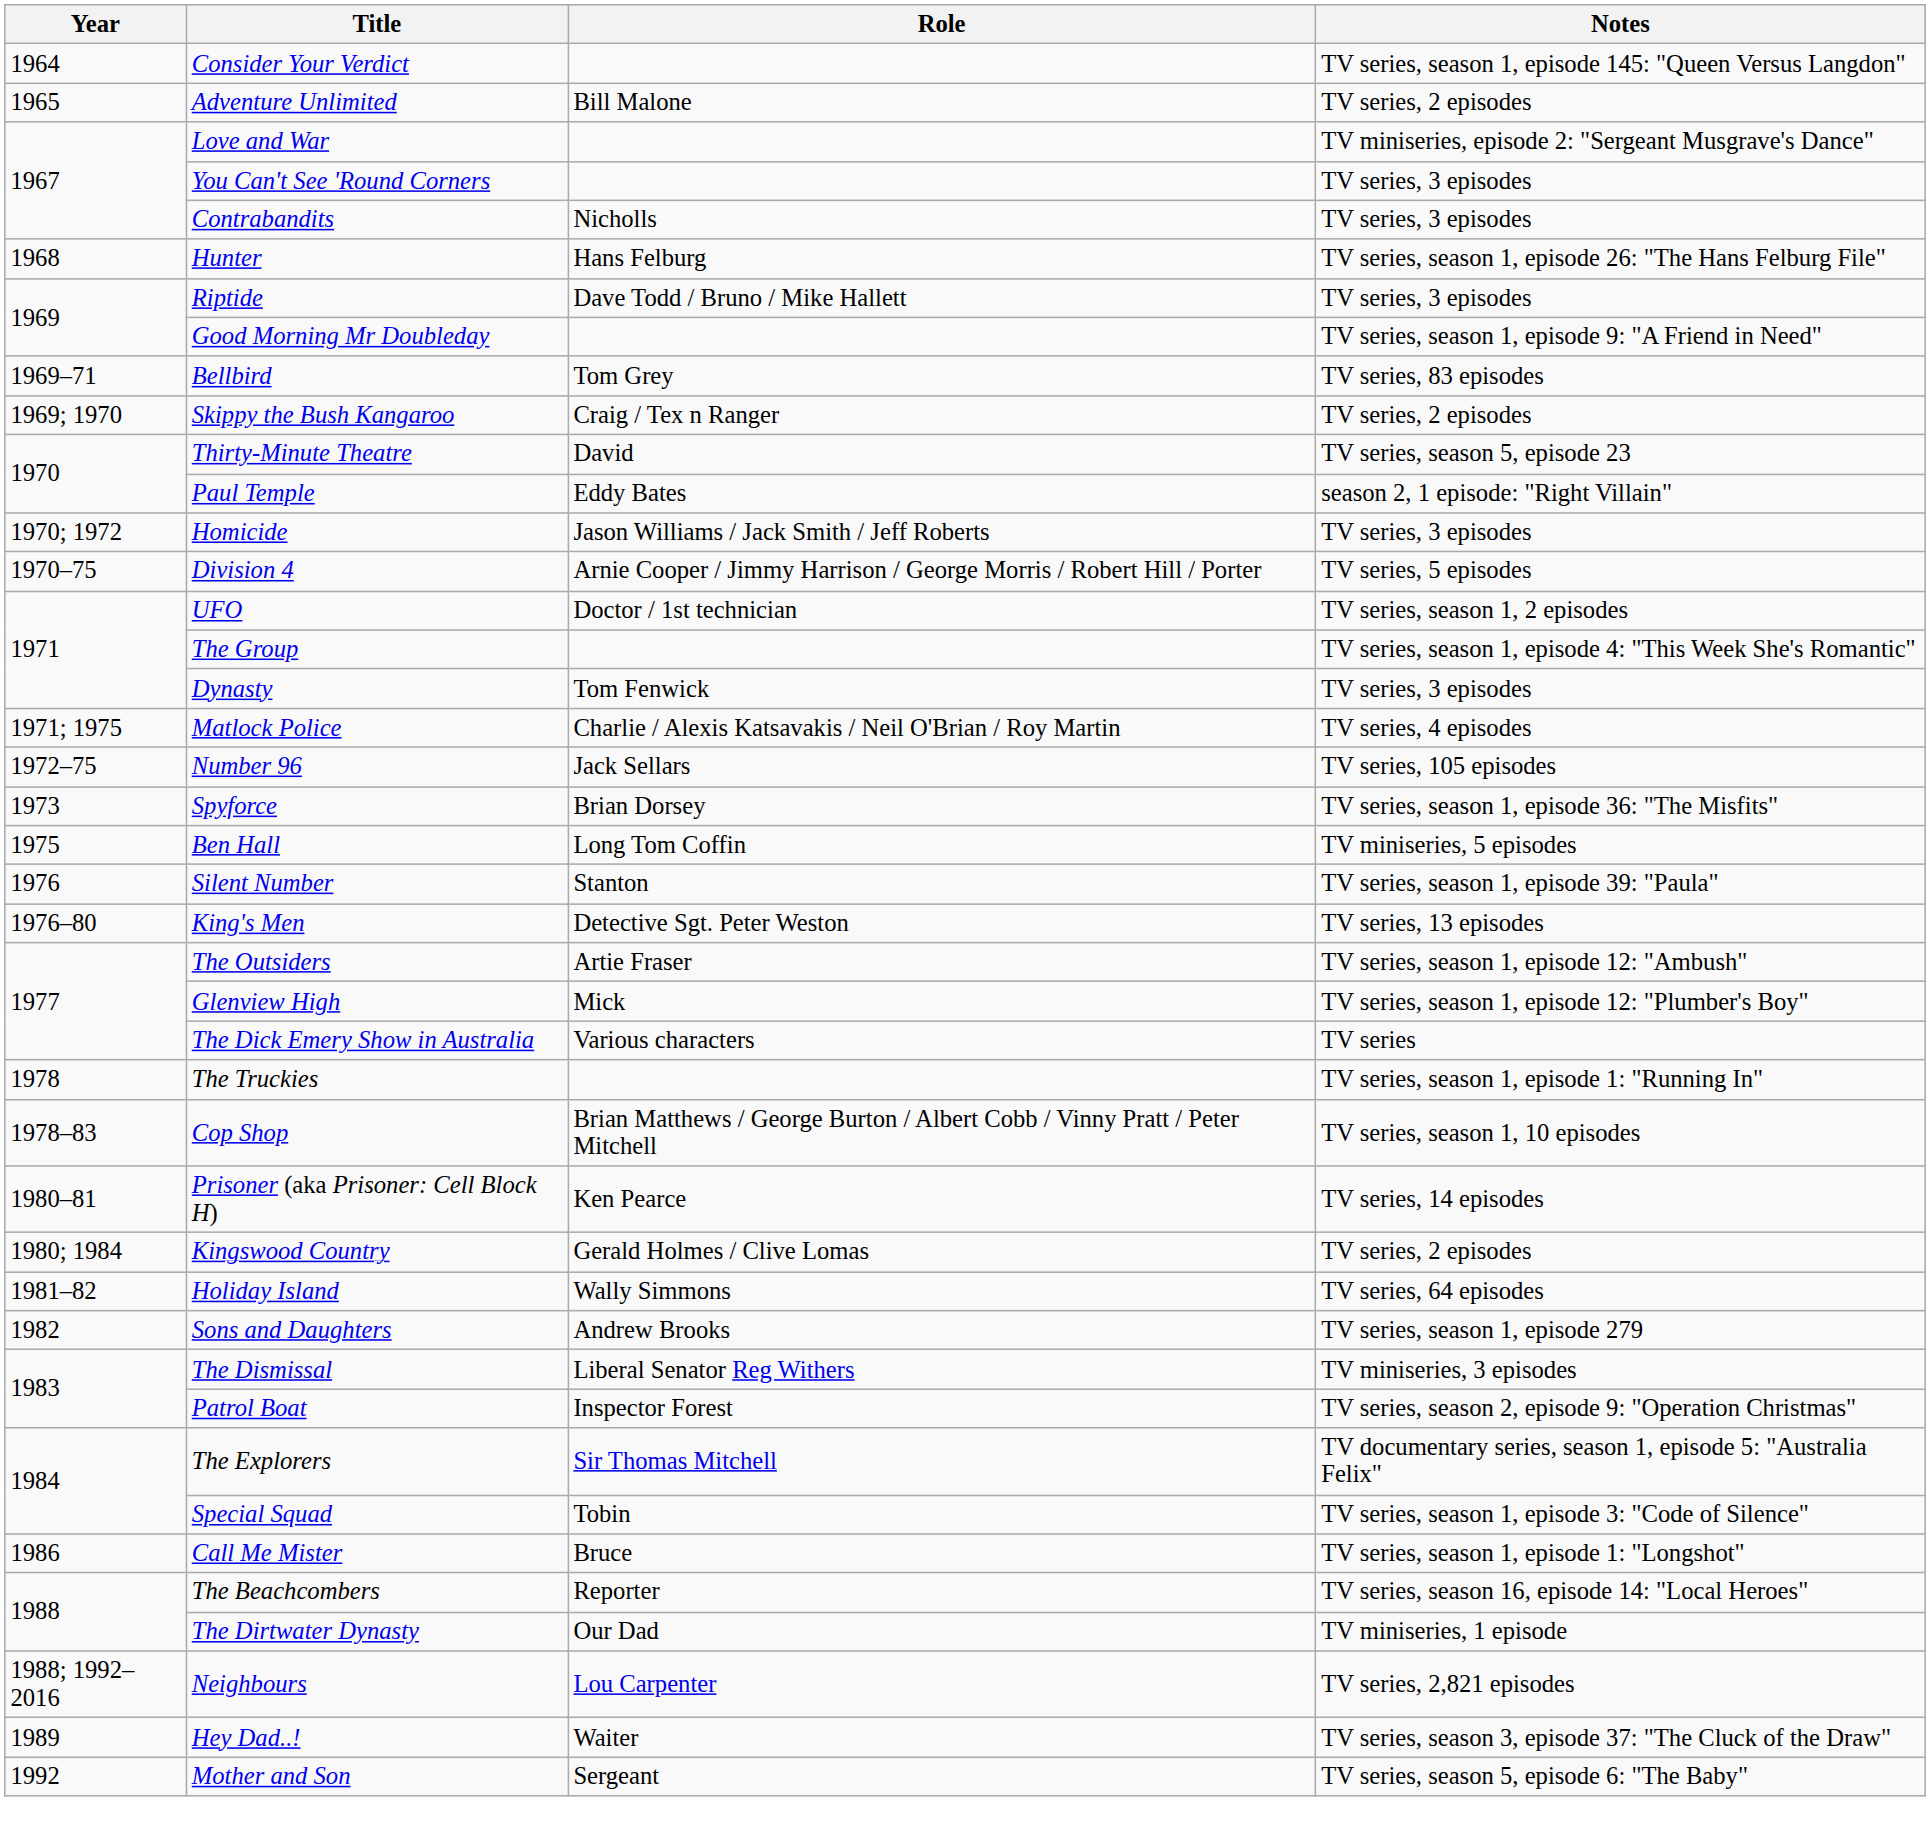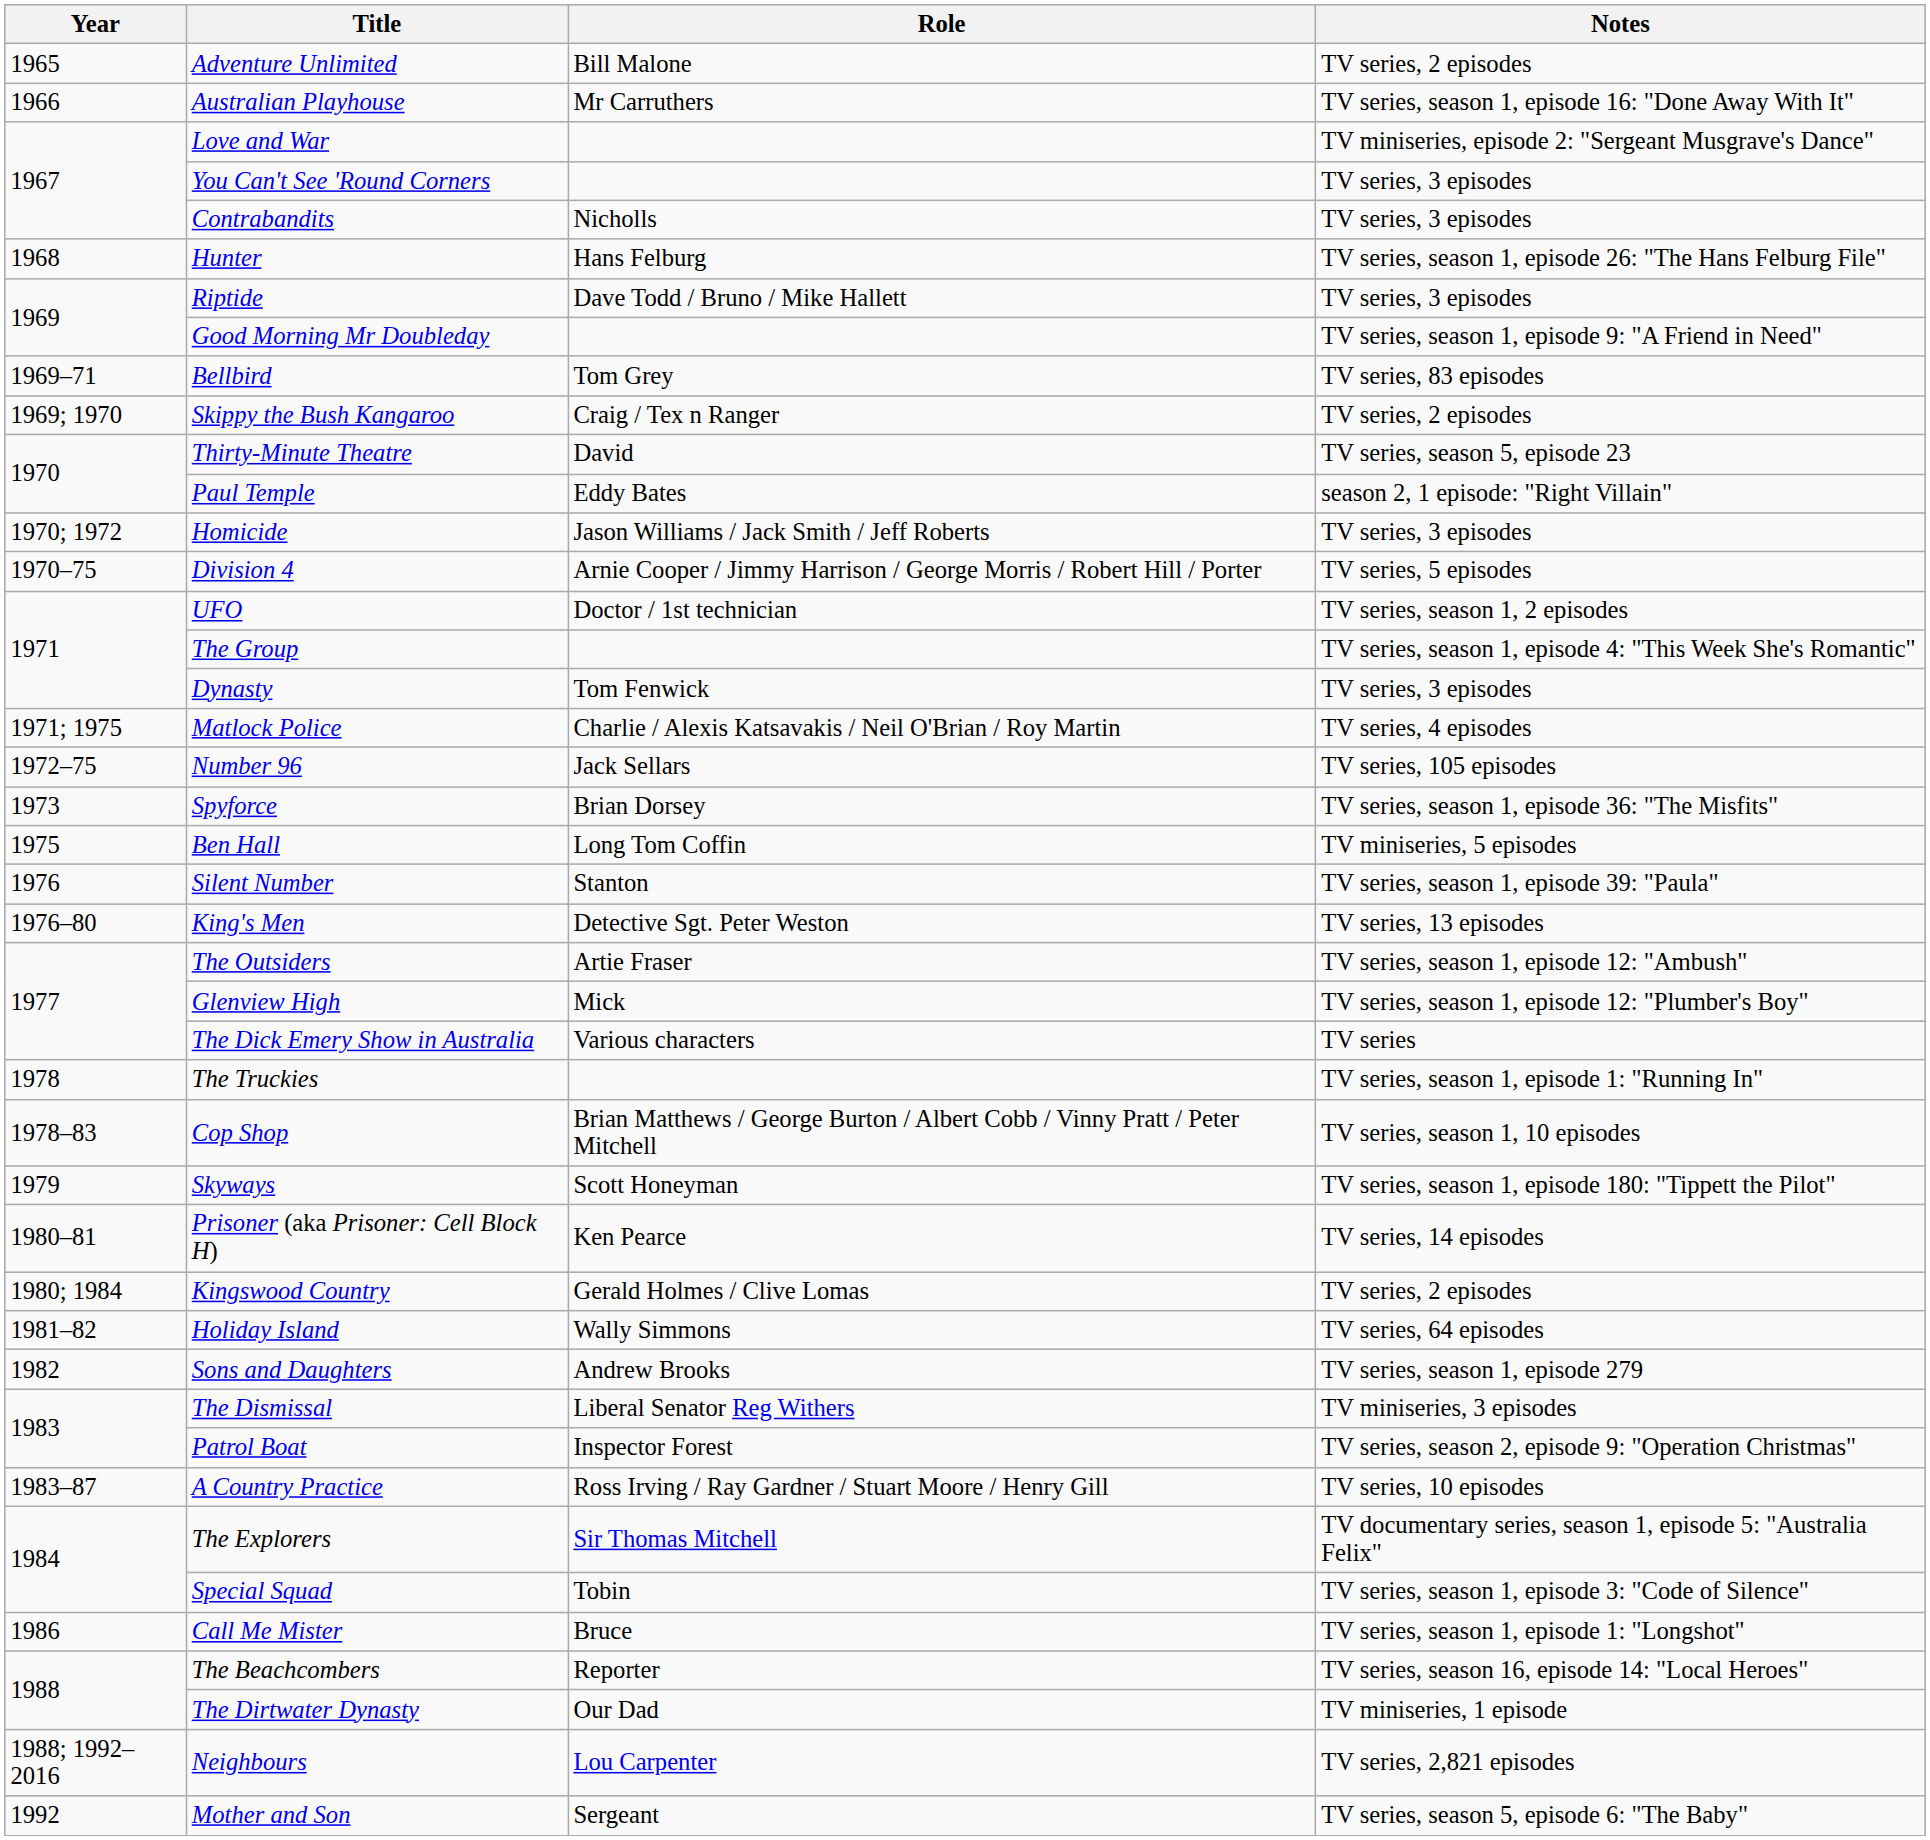- row: (300, 63)
+ row: (298, 102)
+ row: (233, 1185)
+ row: (287, 1486)
- row: (246, 1737)
